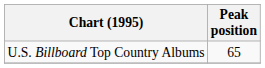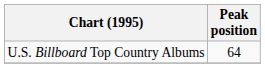(234, 52) 65 -> (234, 52) 64
